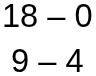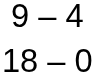rows swapped: (47, 16) <-> (47, 60)
